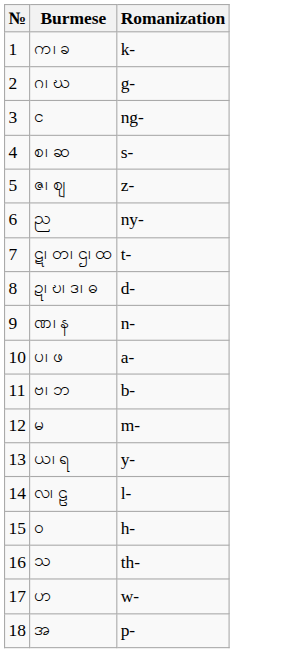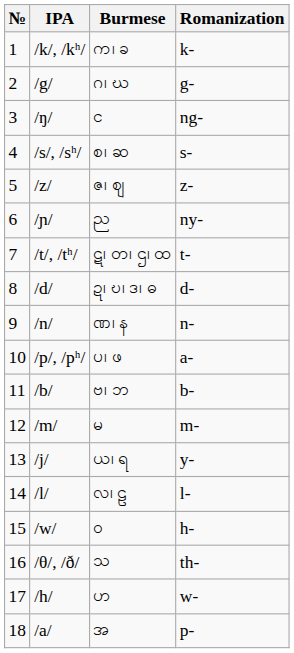+ column: (60, 18)
